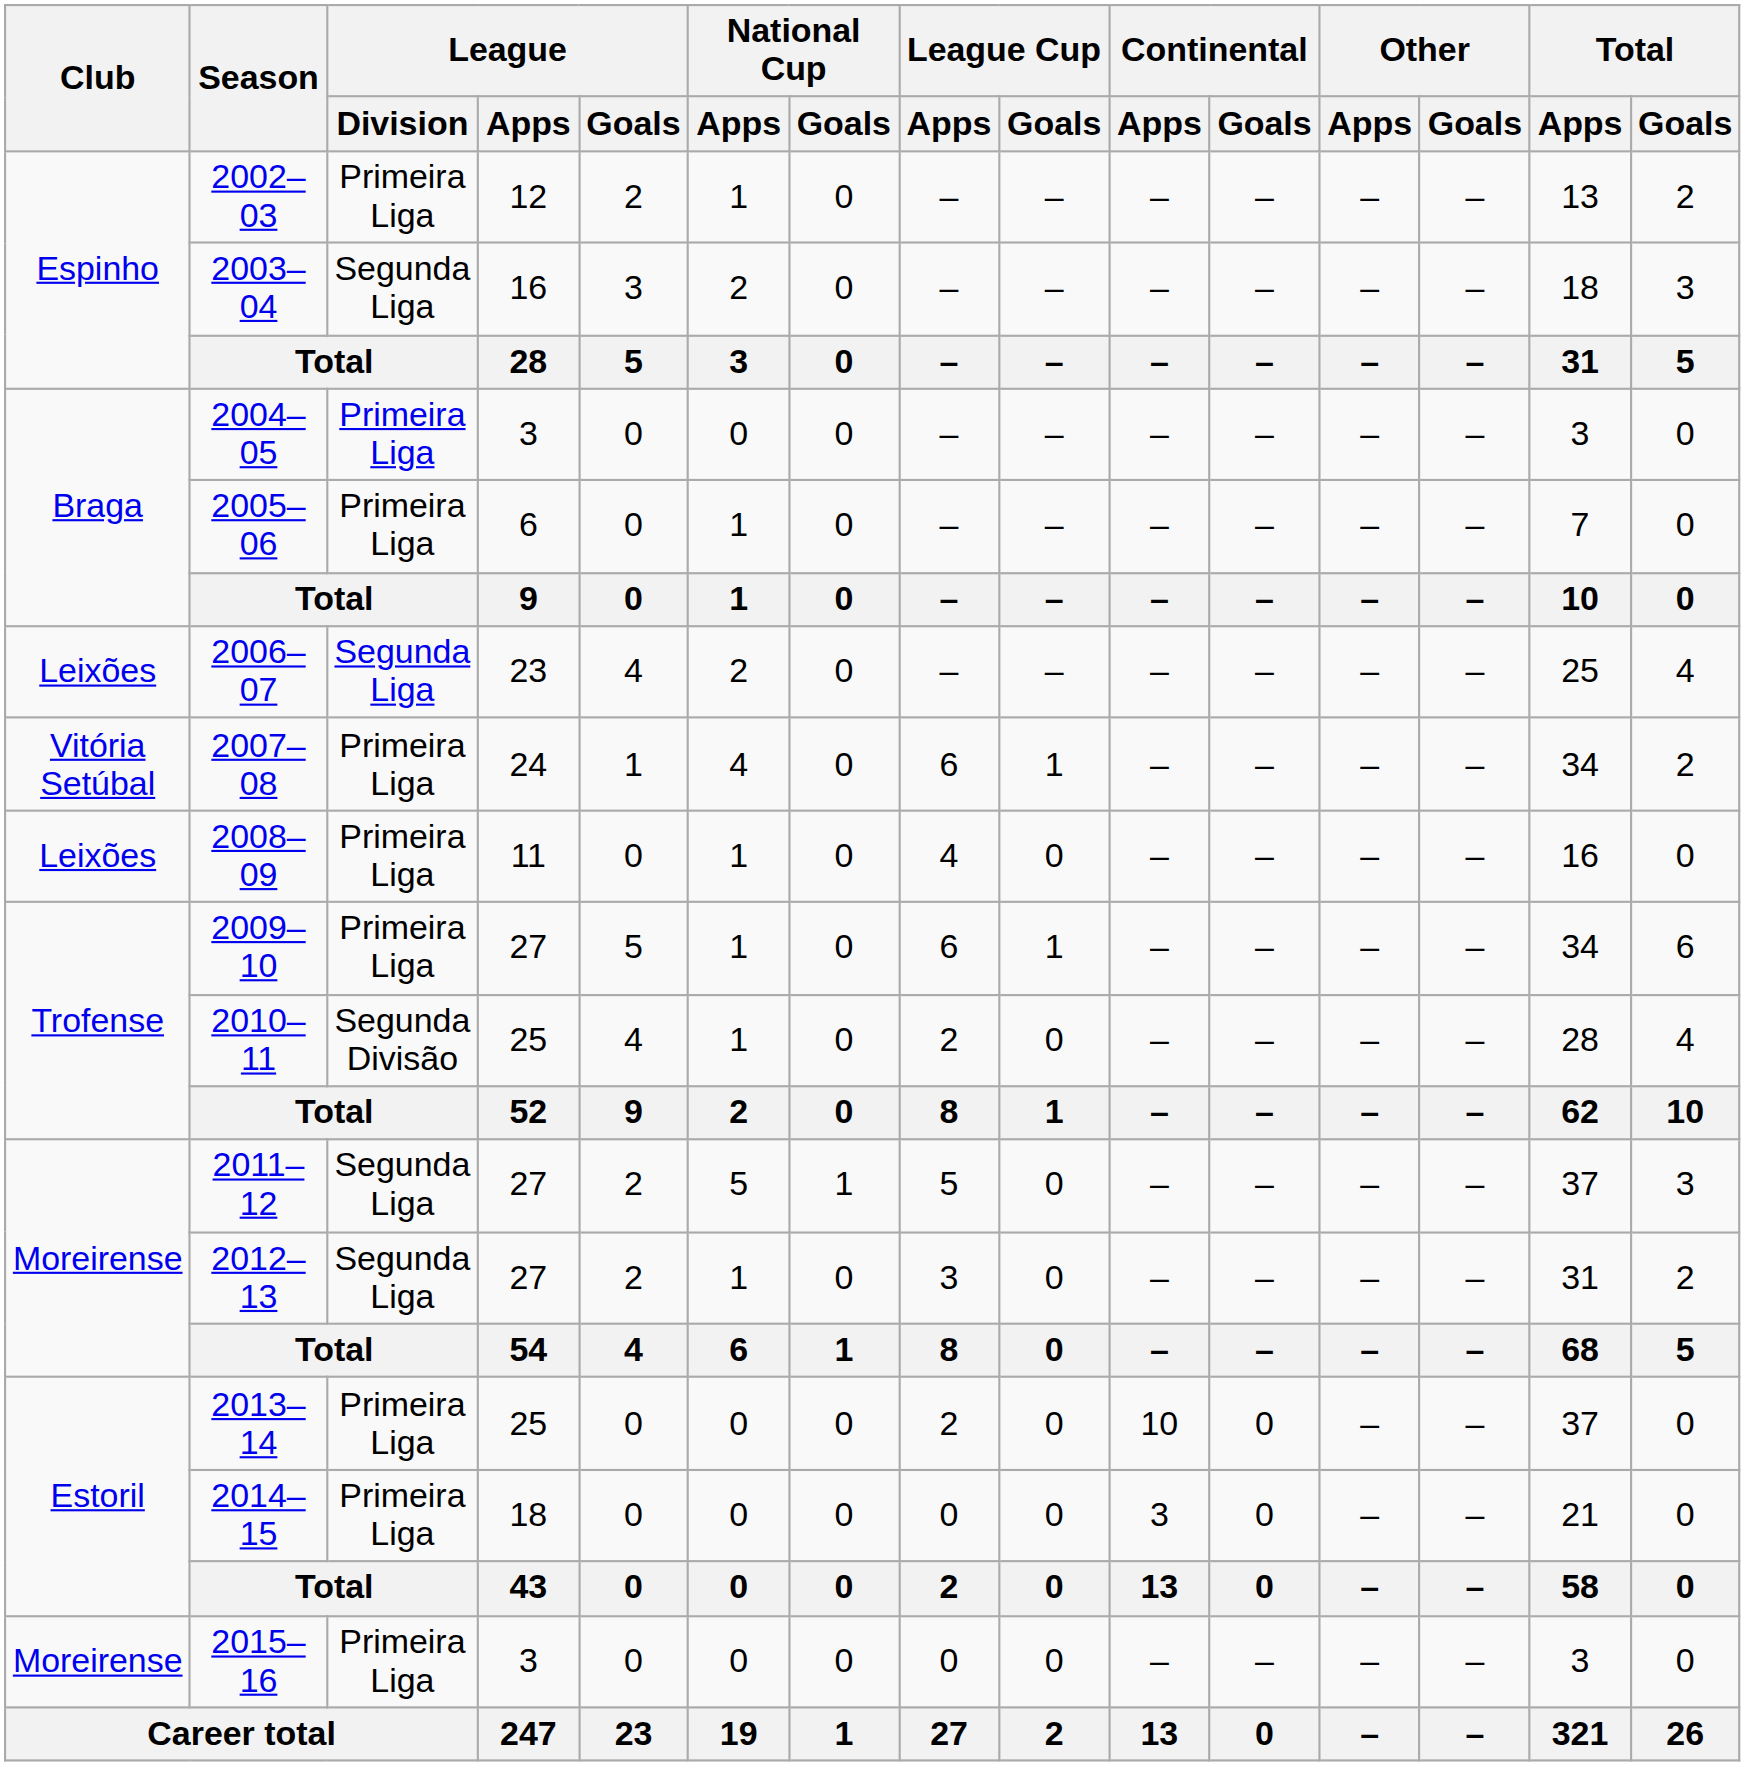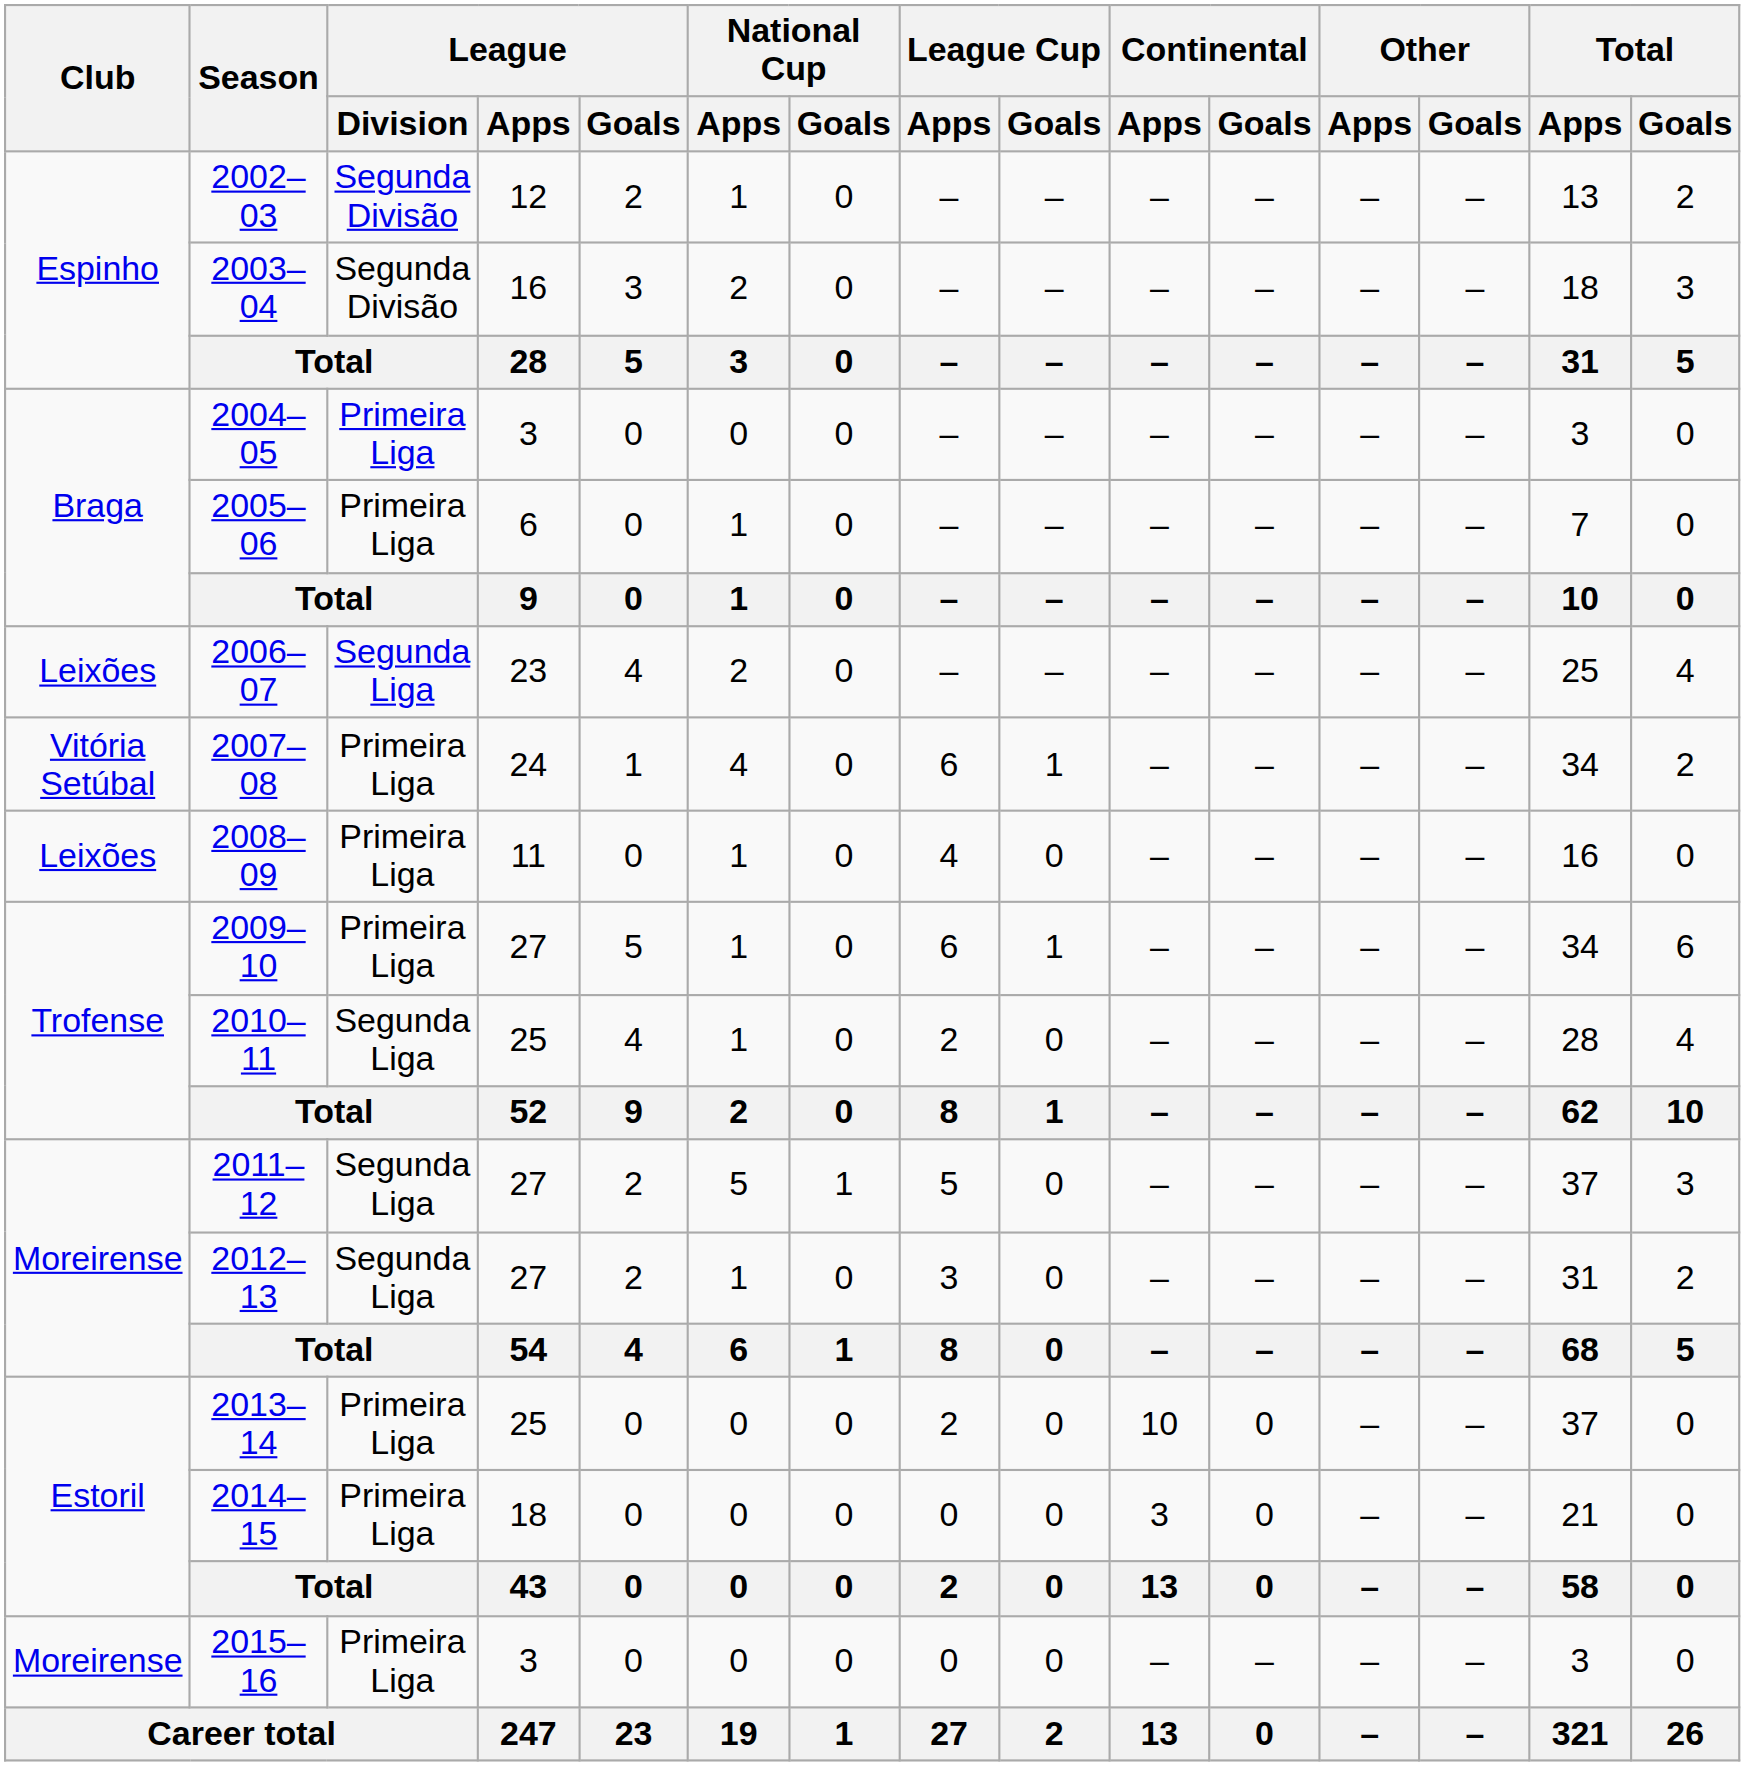(402, 196) Primeira Liga -> (402, 196) Segunda Divisão
(402, 288) Segunda Liga -> (402, 288) Segunda Divisão
(402, 1039) Segunda Divisão -> (402, 1039) Segunda Liga
